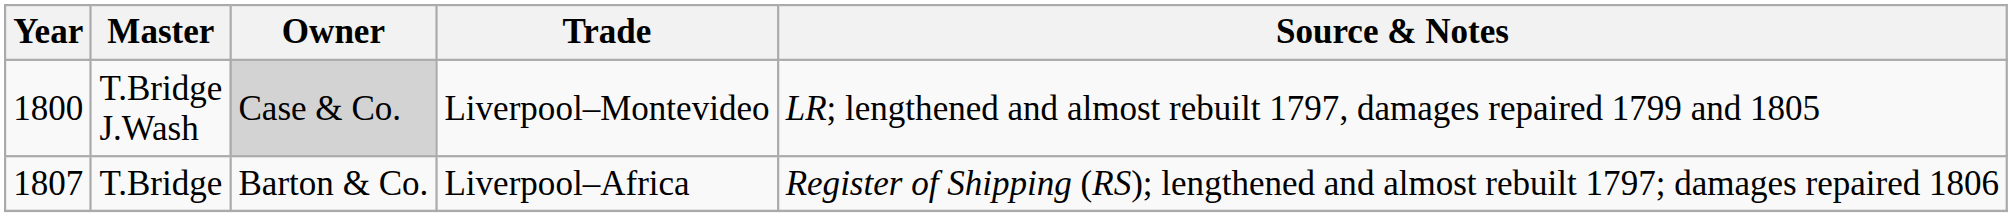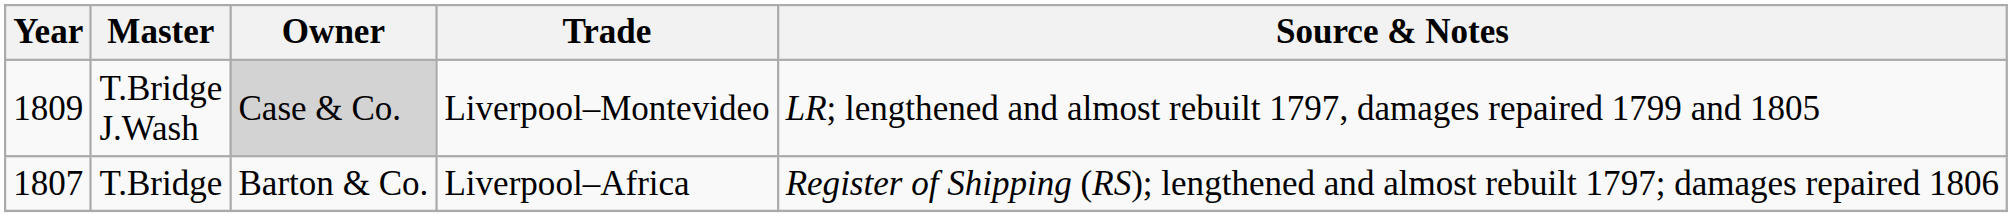(48, 107) 1800 -> (48, 107) 1809
